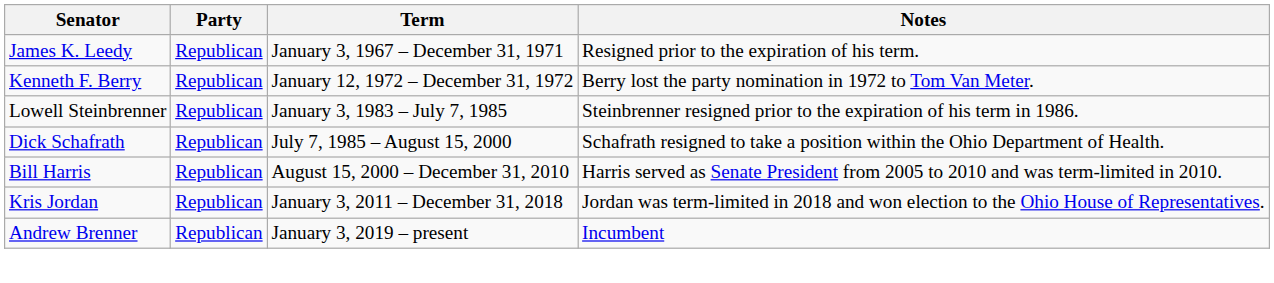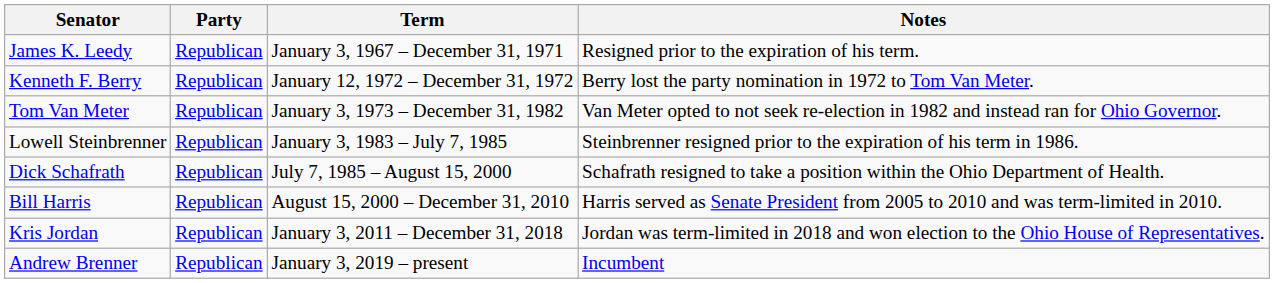+ row: (69, 111)
